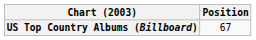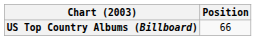(226, 28) 67 -> (226, 28) 66
